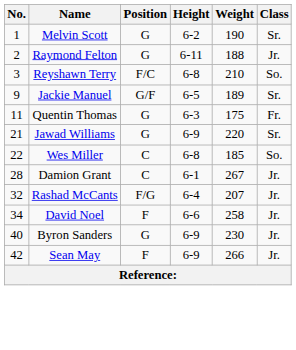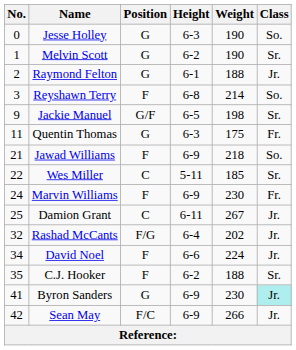+ row: (75, 34)
(191, 54) 6-11 -> (191, 74) 6-1
(145, 74) F/C -> (145, 94) F
(235, 74) 210 -> (235, 94) 214
(235, 94) 189 -> (235, 114) 198
(145, 134) G -> (145, 154) F
(235, 134) 220 -> (235, 154) 218
(274, 134) Sr. -> (274, 154) So.
(191, 154) 6-8 -> (191, 174) 5-11
(274, 154) So. -> (274, 174) Sr.
+ row: (75, 194)
(17, 174) 28 -> (17, 214) 25
(191, 174) 6-1 -> (191, 214) 6-11
(235, 194) 207 -> (235, 235) 202
(235, 214) 258 -> (235, 255) 224
+ row: (75, 275)
(17, 235) 40 -> (17, 295) 41
(274, 235) no background -> (274, 295) paleturquoise background
(145, 255) F -> (145, 315) F/C
